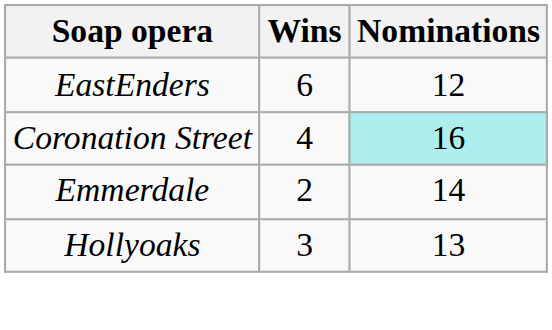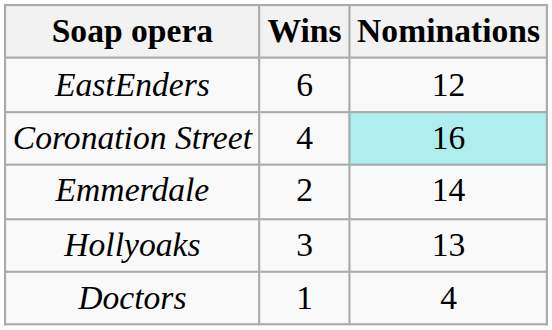+ row: (132, 297)
